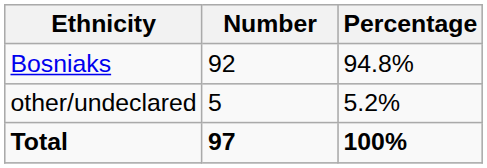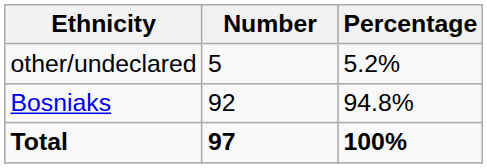rows swapped: (61, 63) <-> (104, 102)
